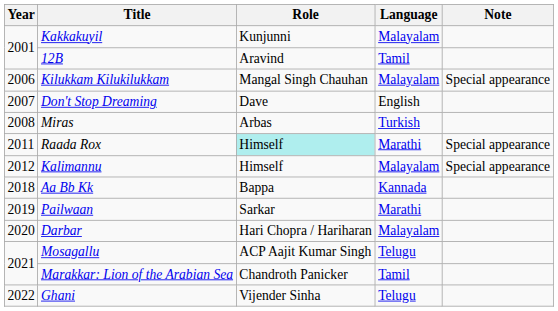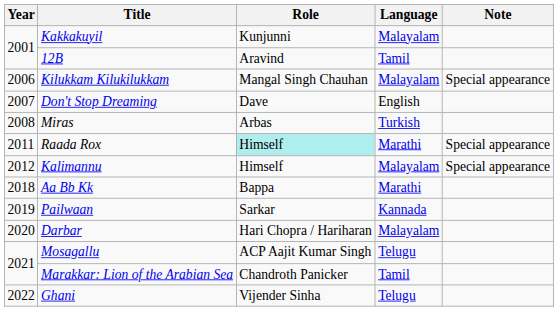(402, 187) Kannada -> (400, 187) Marathi
(400, 209) Marathi -> (402, 209) Kannada
